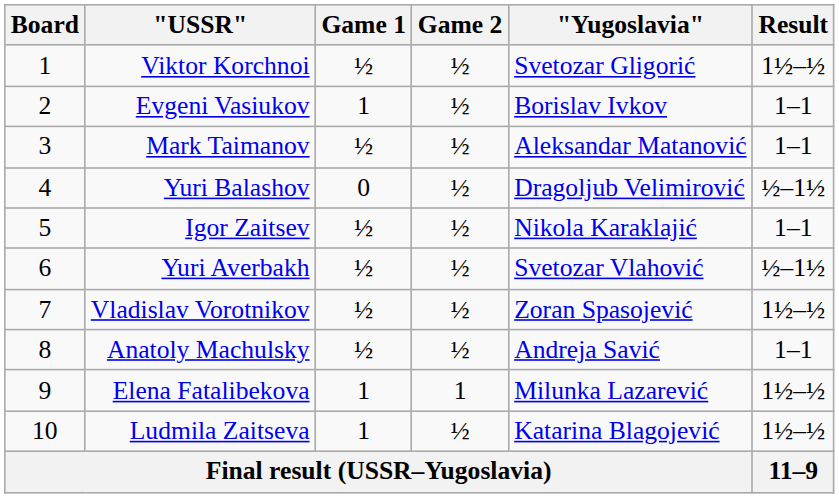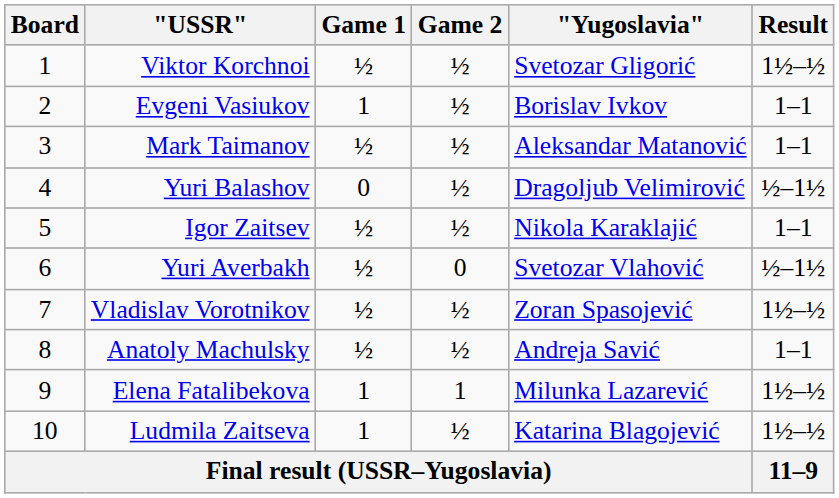(460, 268) ½ -> (460, 268) 0
